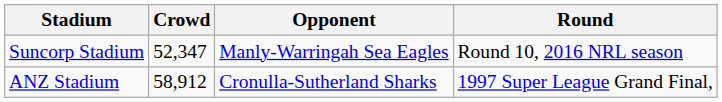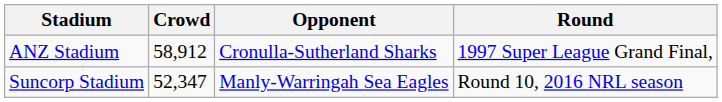rows swapped: (77, 50) <-> (64, 81)
